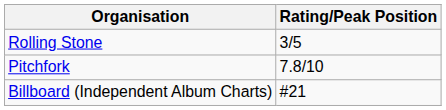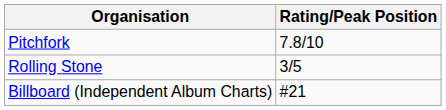rows swapped: (39, 67) <-> (55, 42)
